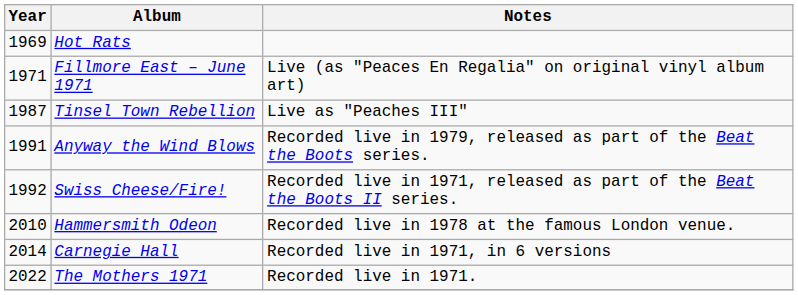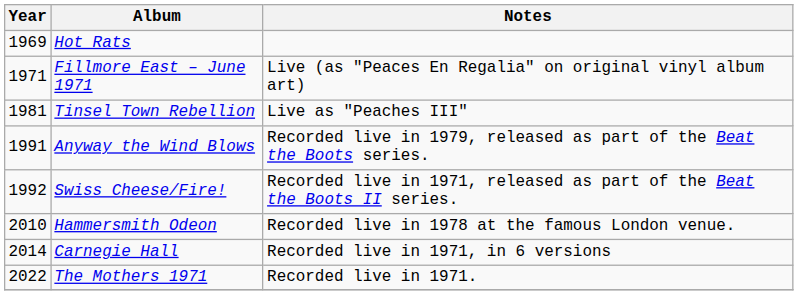(28, 113) 1987 -> (28, 113) 1981
